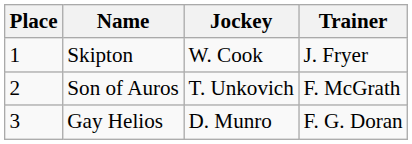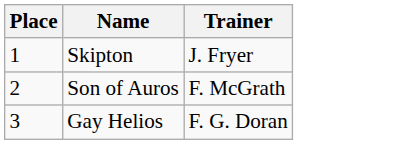- column: (241, 21)
